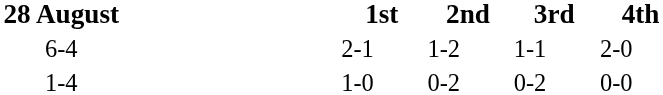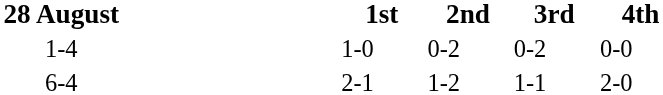rows swapped: (61, 49) <-> (61, 83)
